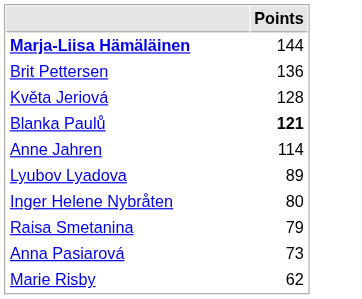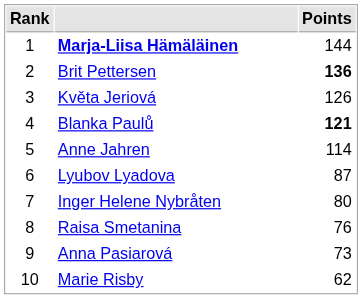+ column: (30, 19)
(290, 72) normal -> (338, 72) bold
(290, 98) 128 -> (338, 98) 126
(295, 176) 89 -> (343, 176) 87
(295, 228) 79 -> (343, 228) 76
